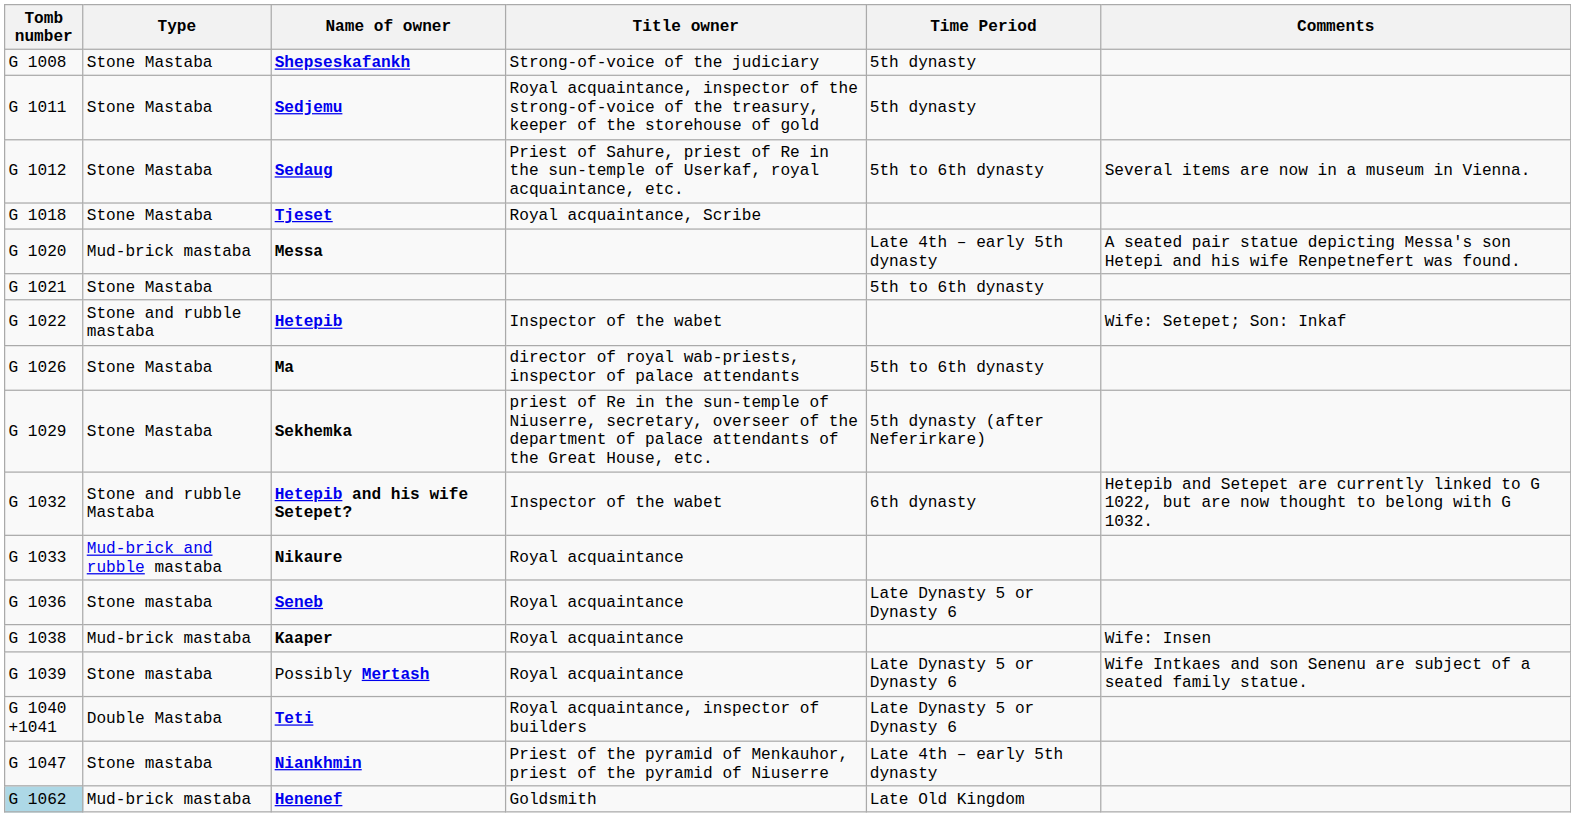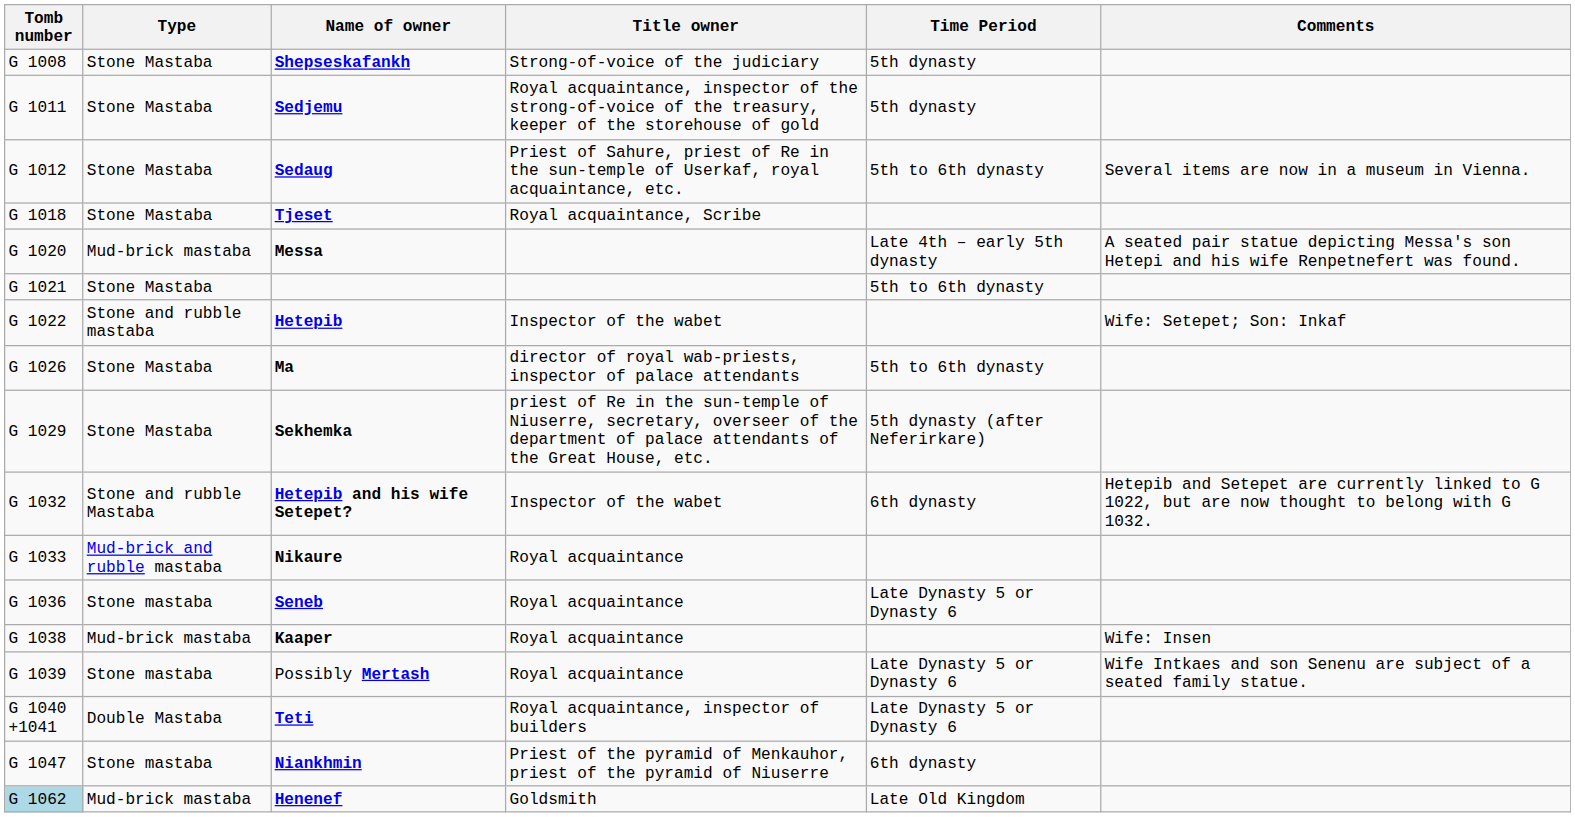(967, 764) Late 4th – early 5th dynasty -> (923, 764) 6th dynasty
